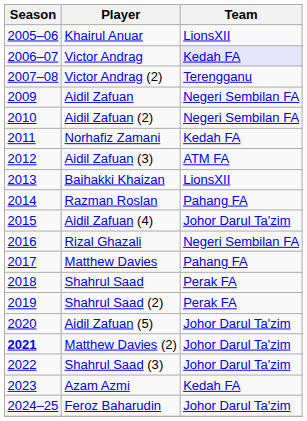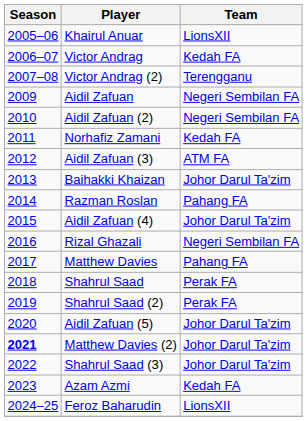(212, 56) lavender background -> (212, 56) no background
(207, 179) LionsXII -> (237, 179) Johor Darul Ta'zim
(237, 405) Johor Darul Ta'zim -> (207, 405) LionsXII
